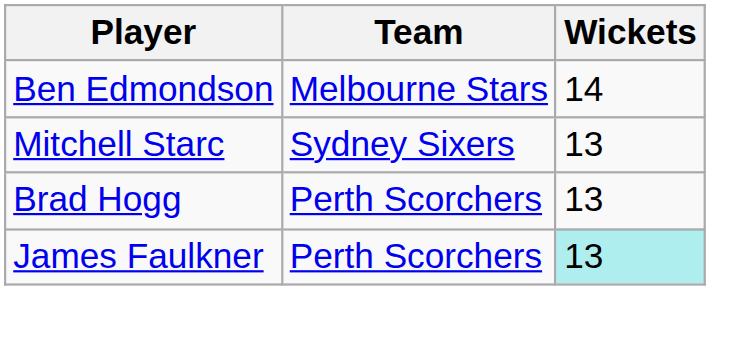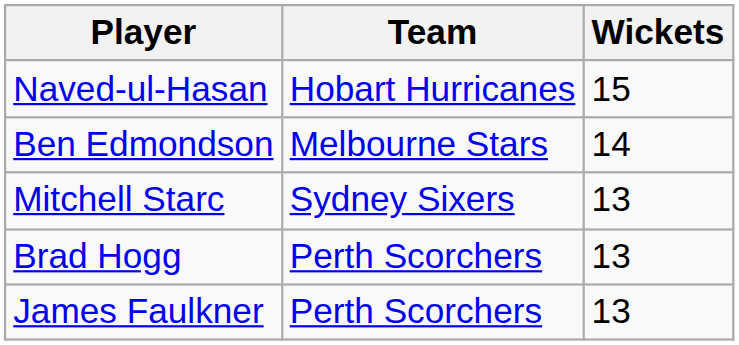+ row: (140, 88)
(584, 255) paleturquoise background -> (611, 311) no background
